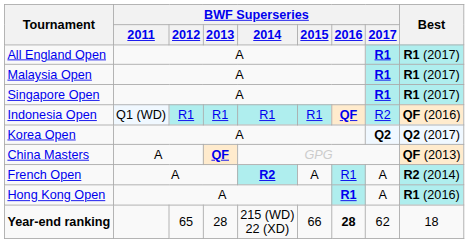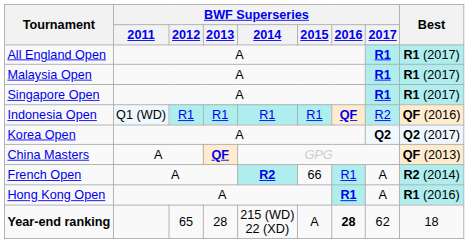(314, 175) A -> (314, 175) 66
(314, 222) 66 -> (314, 222) A
